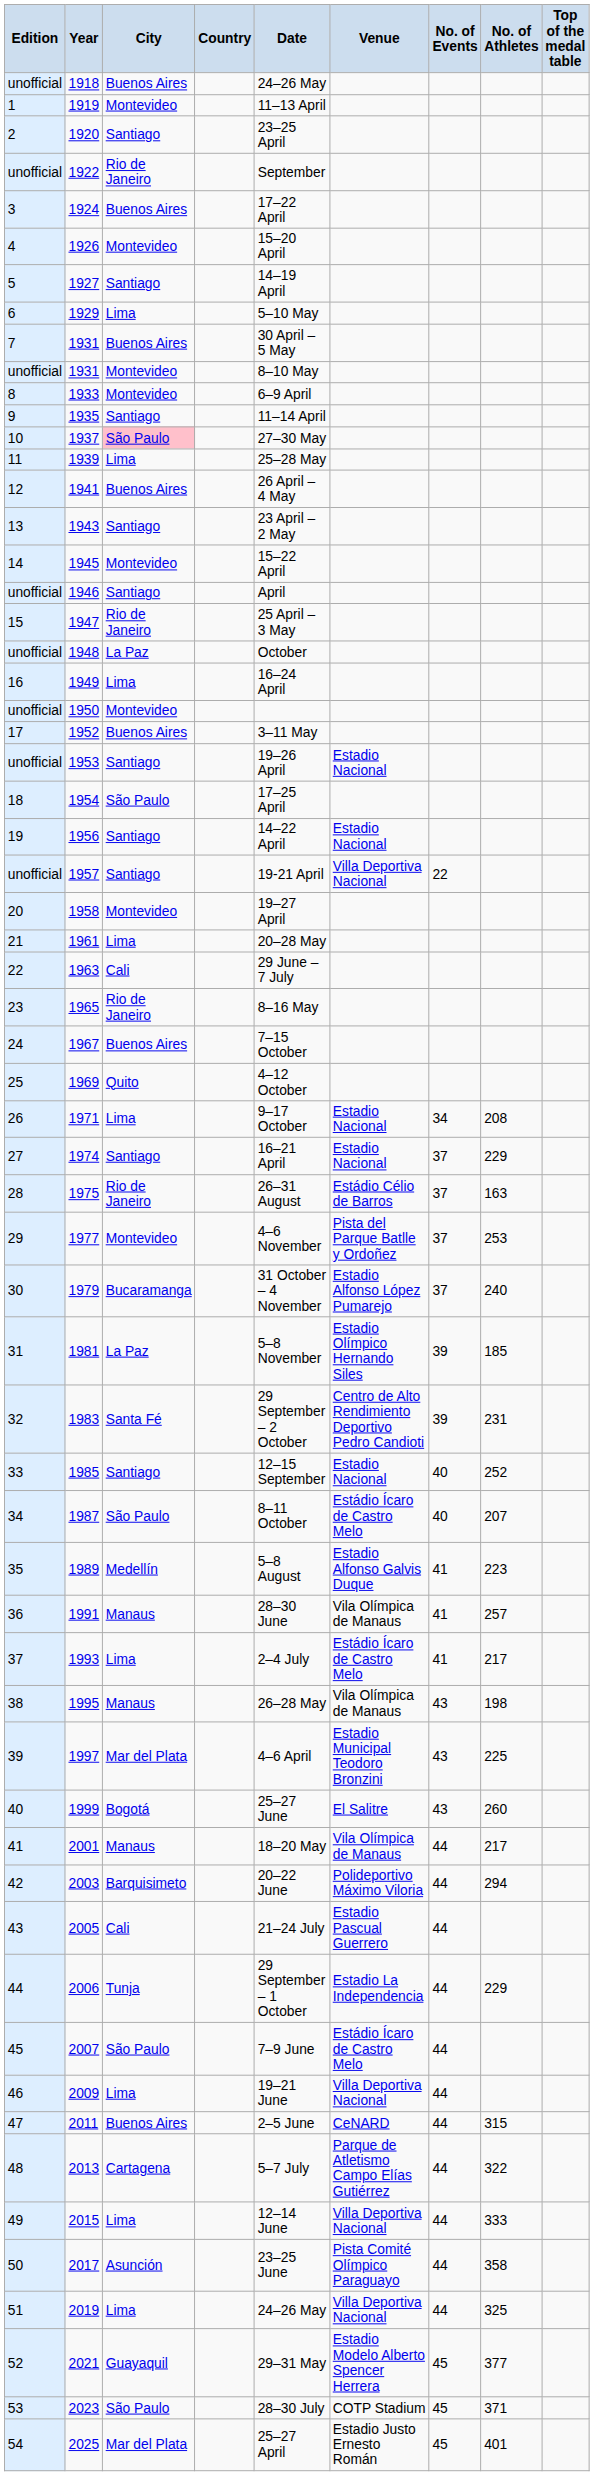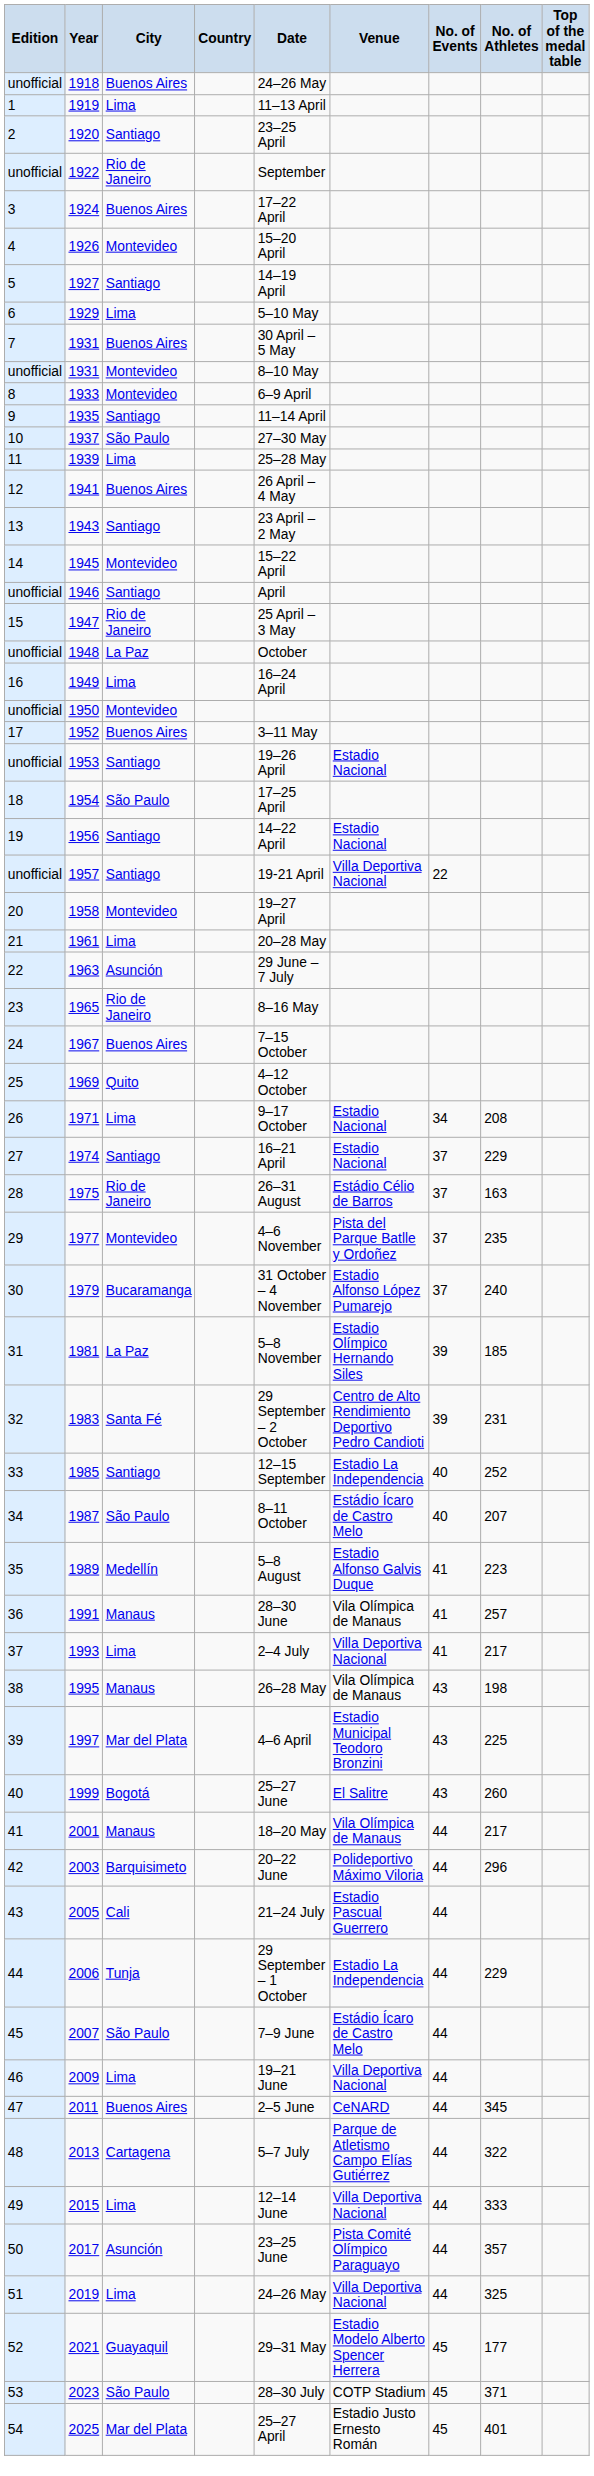(141, 106) Montevideo -> (121, 106) Lima
(138, 438) pink background -> (138, 438) no background
(118, 971) Cali -> (134, 971) Asunción
(496, 1239) 253 -> (496, 1239) 235
(360, 1472) Estadio Nacional -> (378, 1472) Estadio La Independencia
(373, 1659) Estádio Ícaro de Castro Melo -> (377, 1651) Villa Deportiva Nacional
(496, 1883) 294 -> (496, 1868) 296
(496, 2123) 315 -> (496, 2108) 345
(496, 2266) 358 -> (496, 2250) 357
(496, 2363) 377 -> (496, 2348) 177
